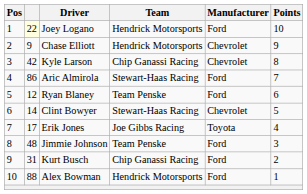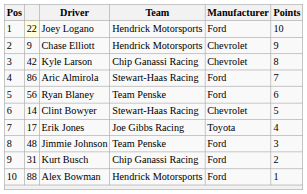(32, 94) 12 -> (32, 94) 56
